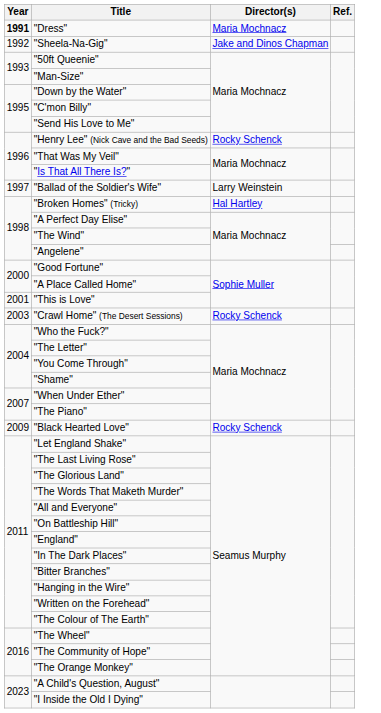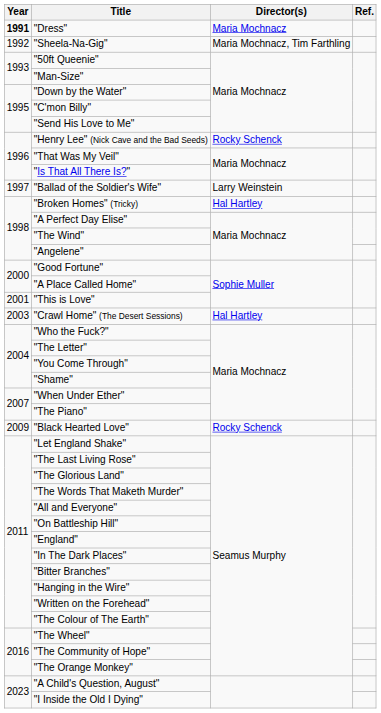(270, 44) Jake and Dinos Chapman -> (281, 44) Maria Mochnacz, Tim Farthling
(247, 316) Rocky Schenck -> (237, 316) Hal Hartley
